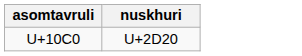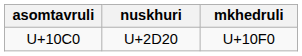+ column: (249, 16)
